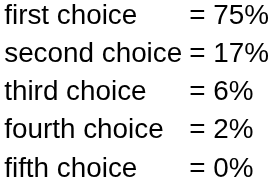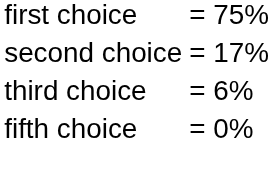- row: (84, 129)
